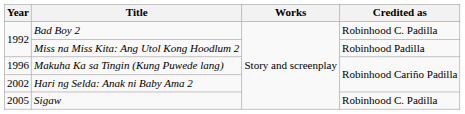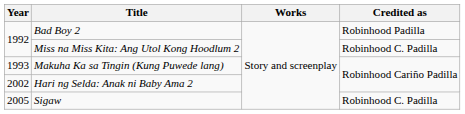(390, 30) Robinhood C. Padilla -> (383, 30) Robinhood Padilla
(383, 48) Robinhood Padilla -> (390, 48) Robinhood C. Padilla
(18, 65) 1996 -> (18, 65) 1993
